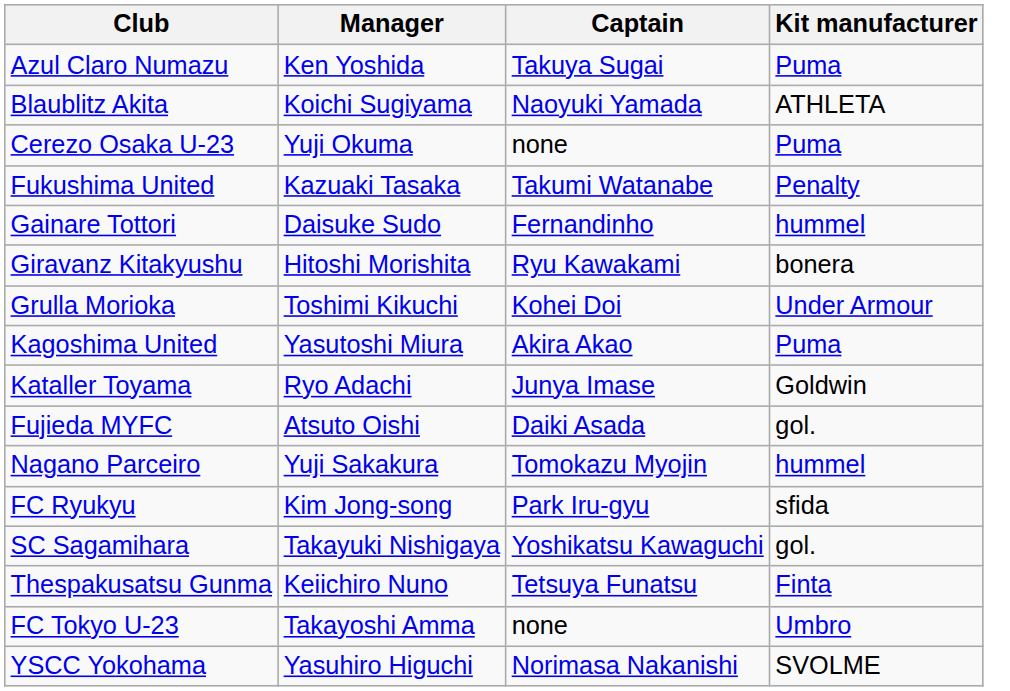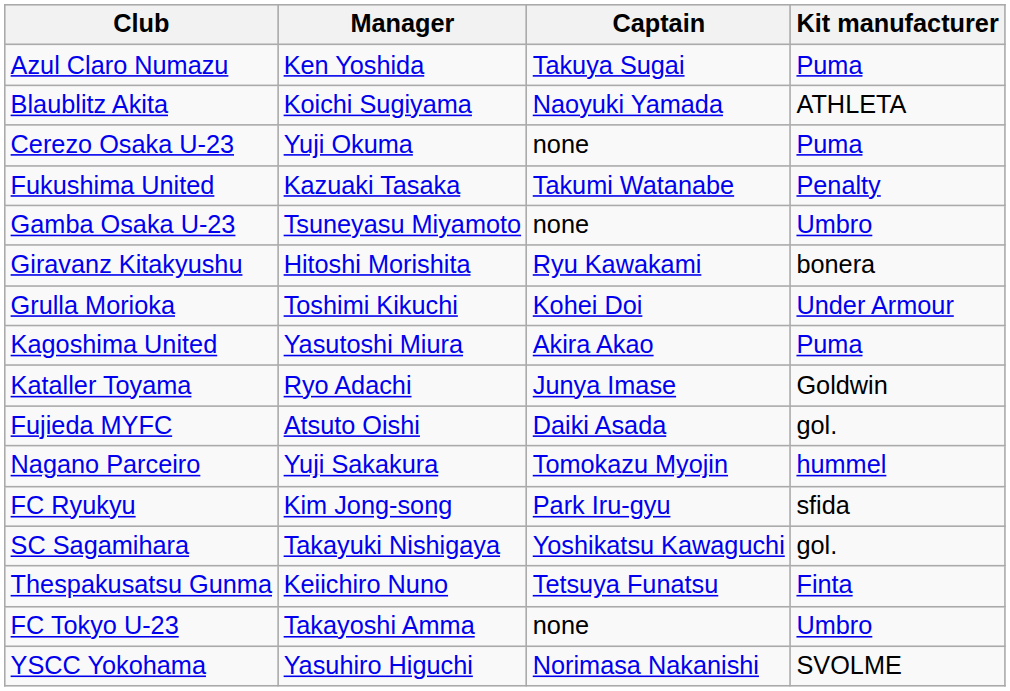- row: (93, 225)
+ row: (123, 225)
